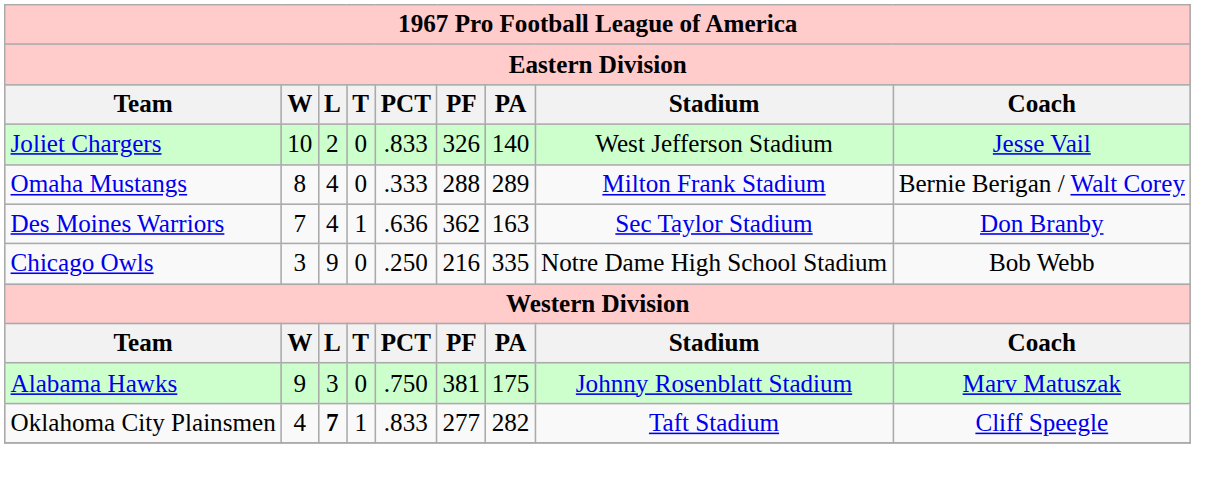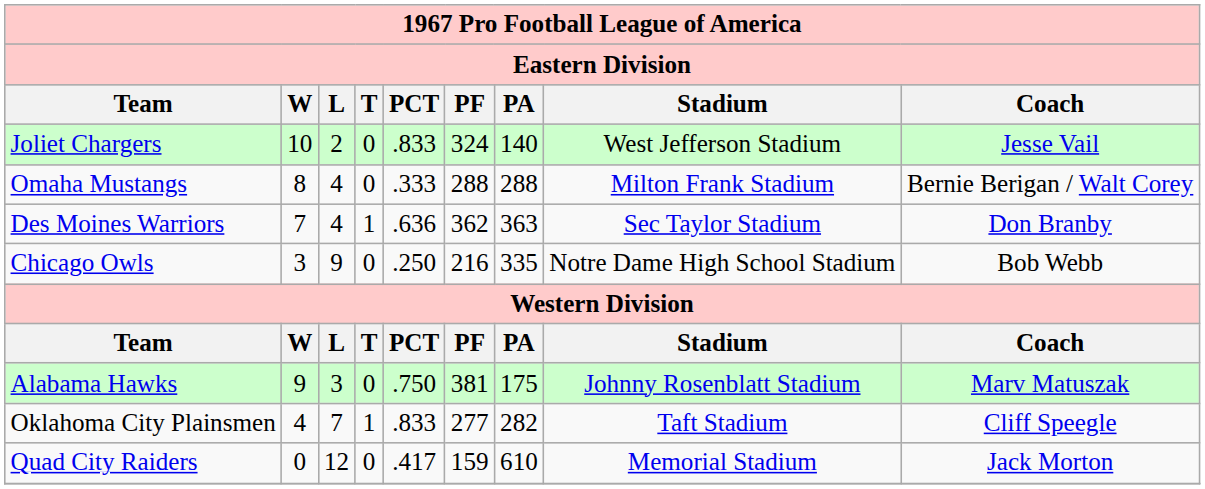(461, 143) 326 -> (470, 143) 324
(511, 183) 289 -> (519, 183) 288
(511, 223) 163 -> (519, 223) 363
(332, 422) bold -> (337, 422) normal
+ row: (104, 462)
